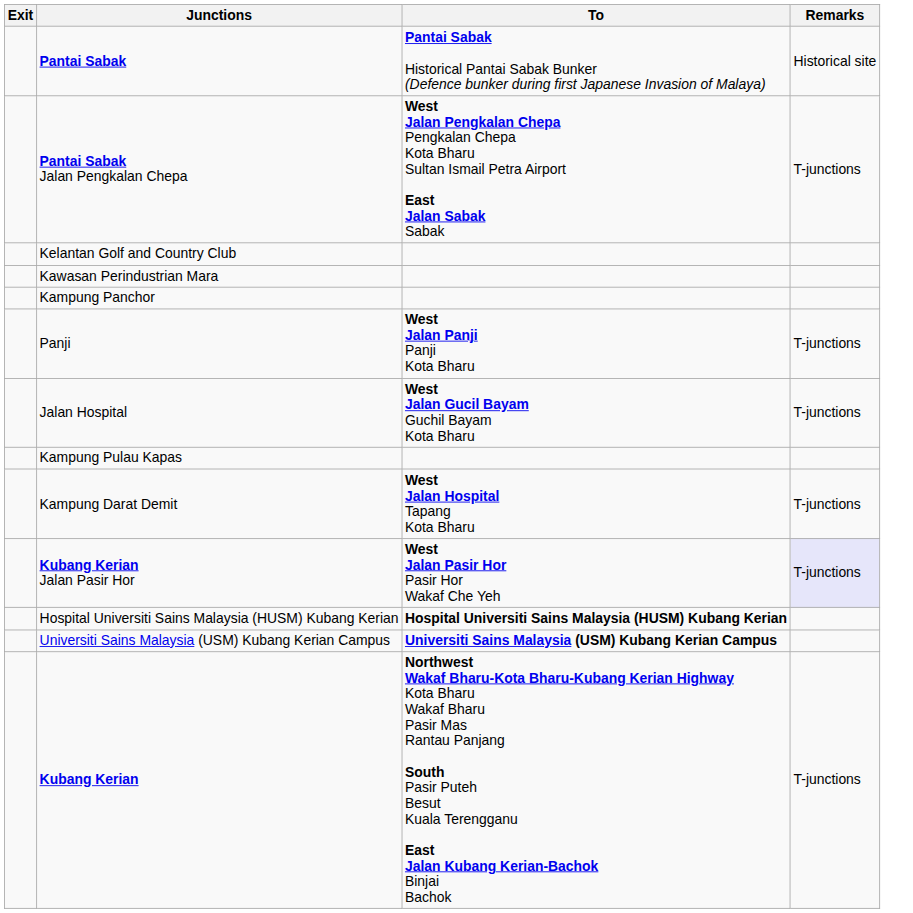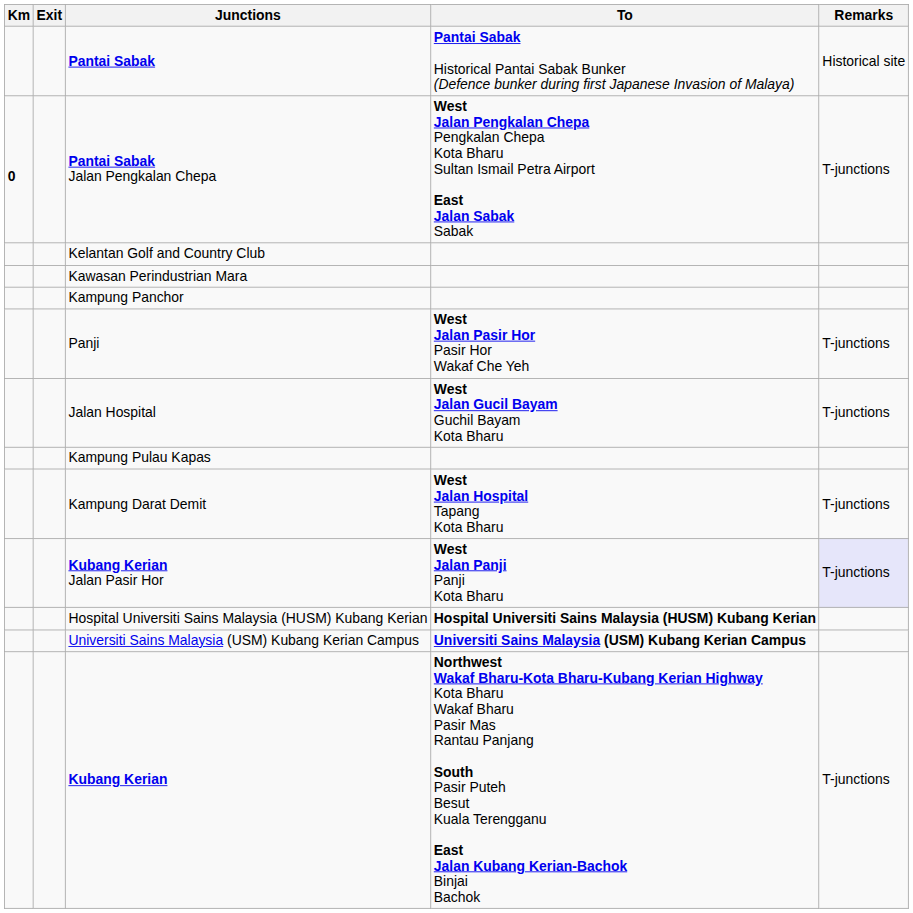+ column: (19, 15)
(441, 343) West Jalan Panji Panji Kota Bharu -> (484, 343) West Jalan Pasir Hor Pasir Hor Wakaf Che Yeh
(456, 572) West Jalan Pasir Hor Pasir Hor Wakaf Che Yeh -> (470, 572) West Jalan Panji Panji Kota Bharu
